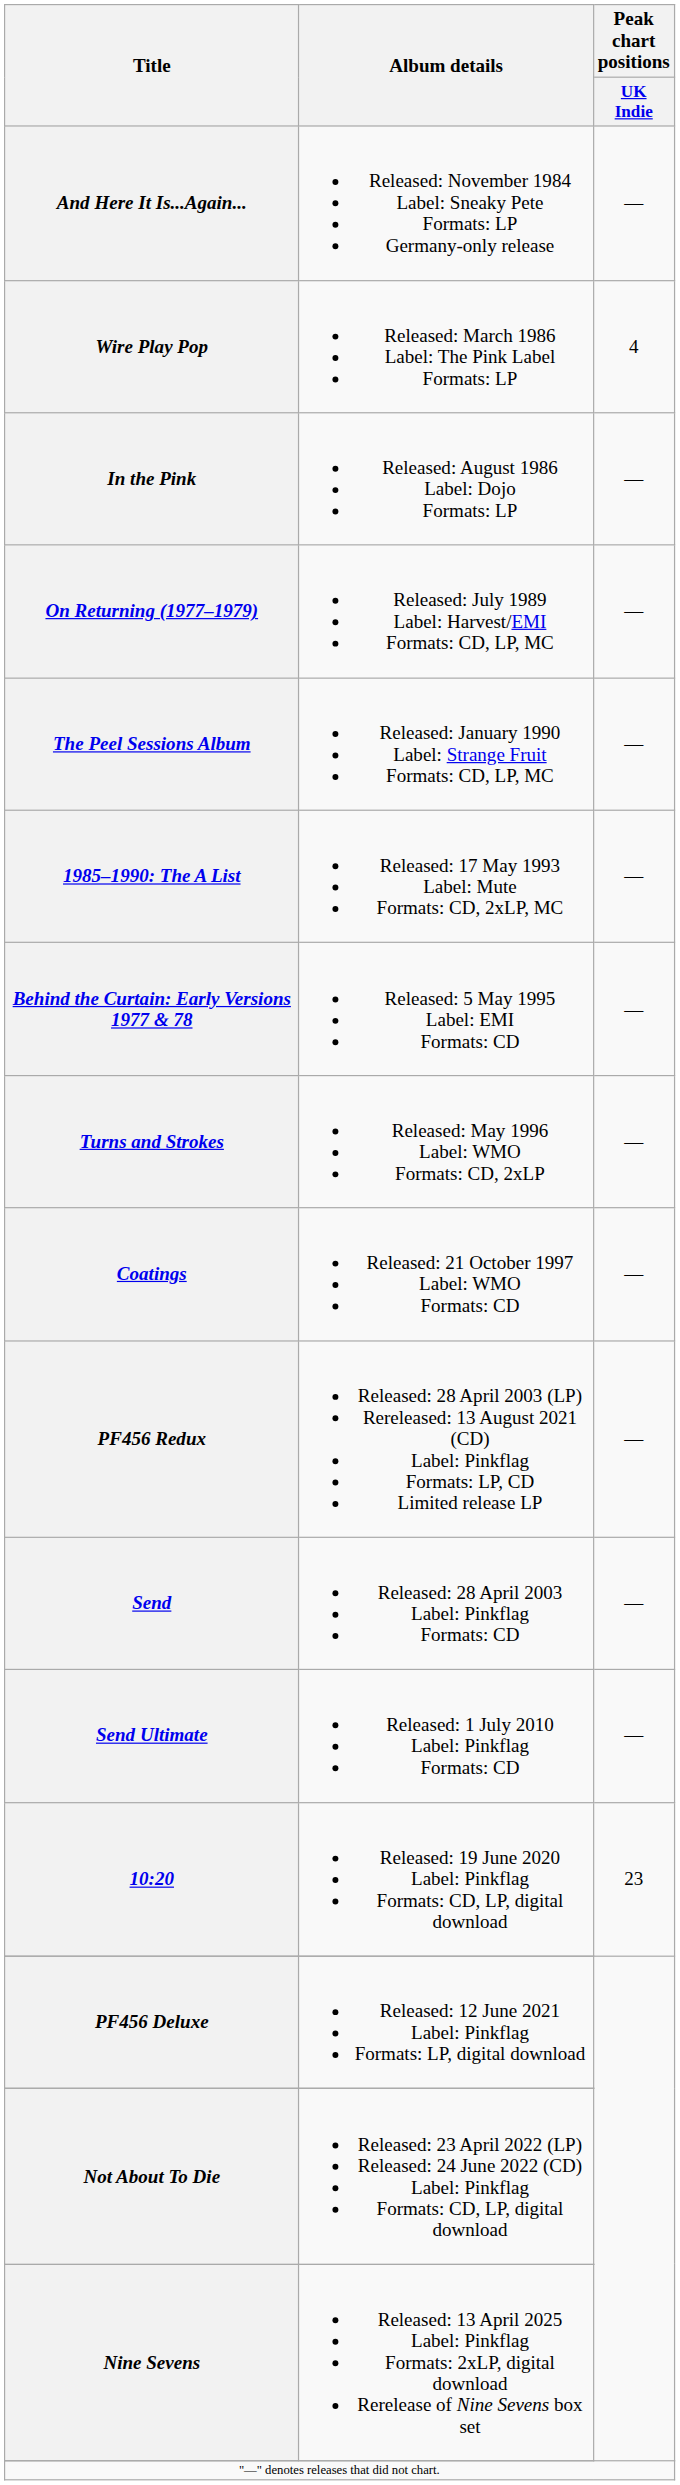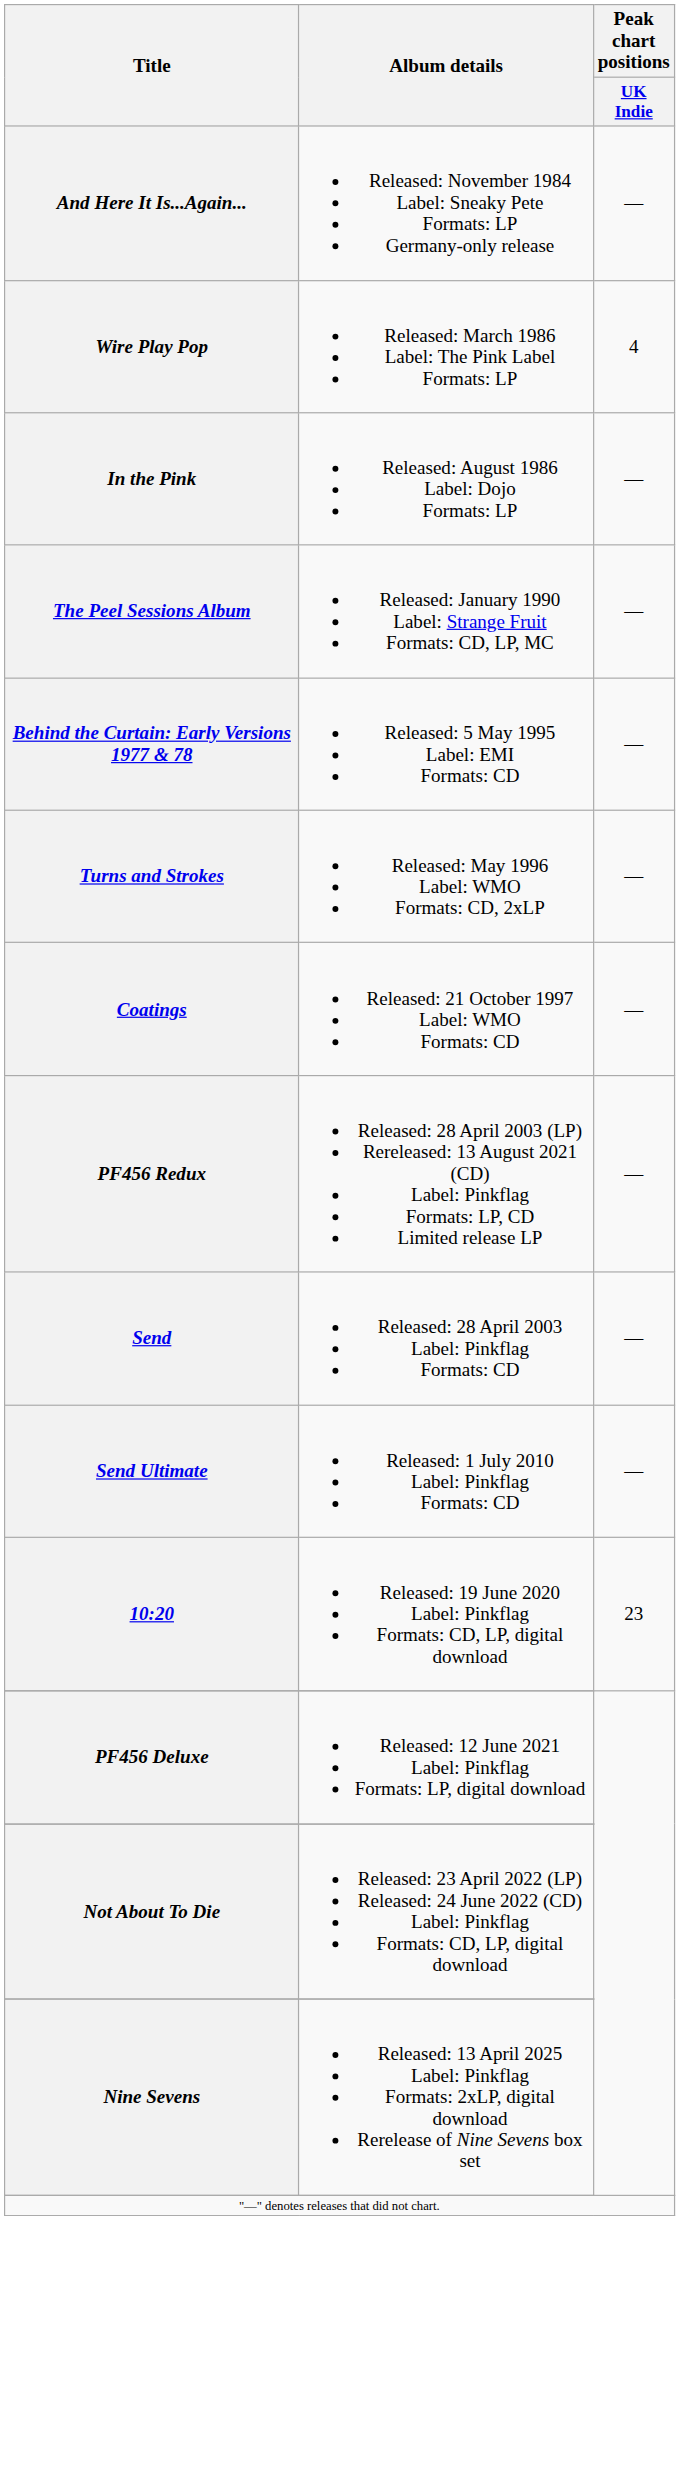- row: (152, 611)
- row: (152, 876)
